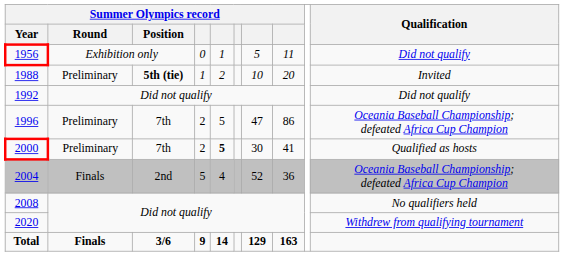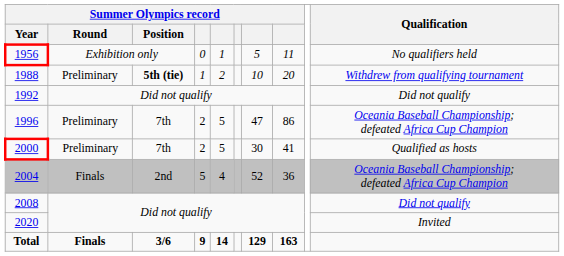(434, 55) Did not qualify -> (434, 55) No qualifiers held
(434, 75) Invited -> (434, 75) Withdrew from qualifying tournament
(222, 149) bold -> (222, 149) normal
(434, 203) No qualifiers held -> (434, 203) Did not qualify
(434, 222) Withdrew from qualifying tournament -> (434, 222) Invited
